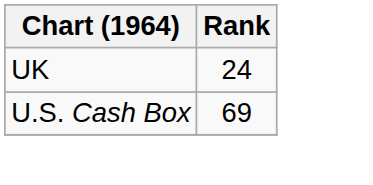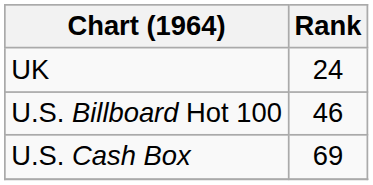+ row: (147, 112)
